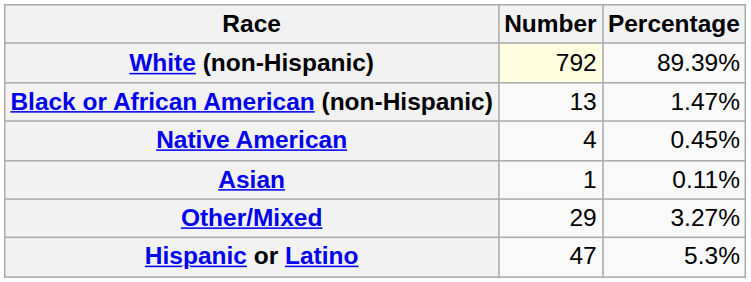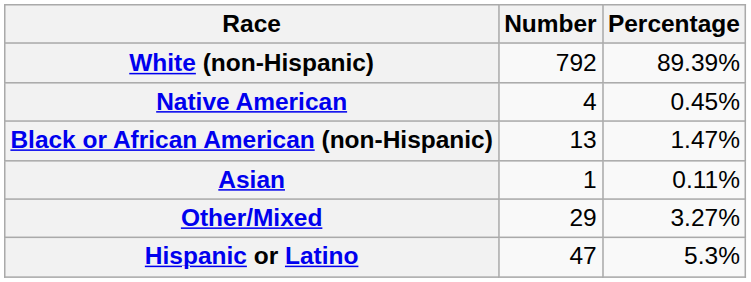(576, 62) lightyellow background -> (576, 62) no background
rows swapped: (252, 101) <-> (252, 140)
